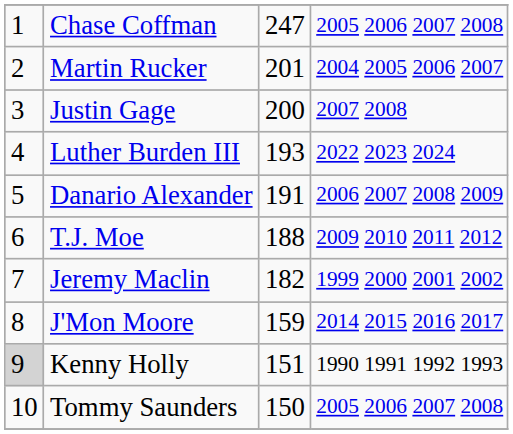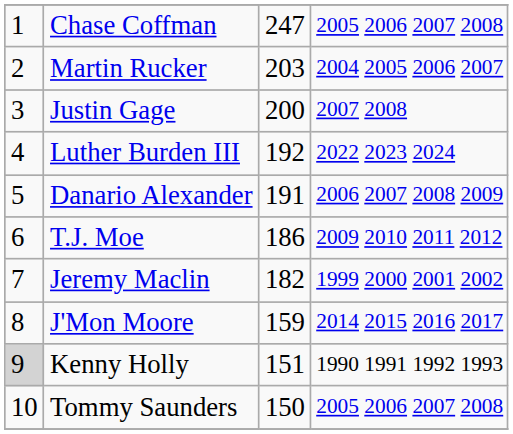(285, 68) 201 -> (285, 68) 203
(285, 152) 193 -> (285, 152) 192
(285, 237) 188 -> (285, 237) 186
